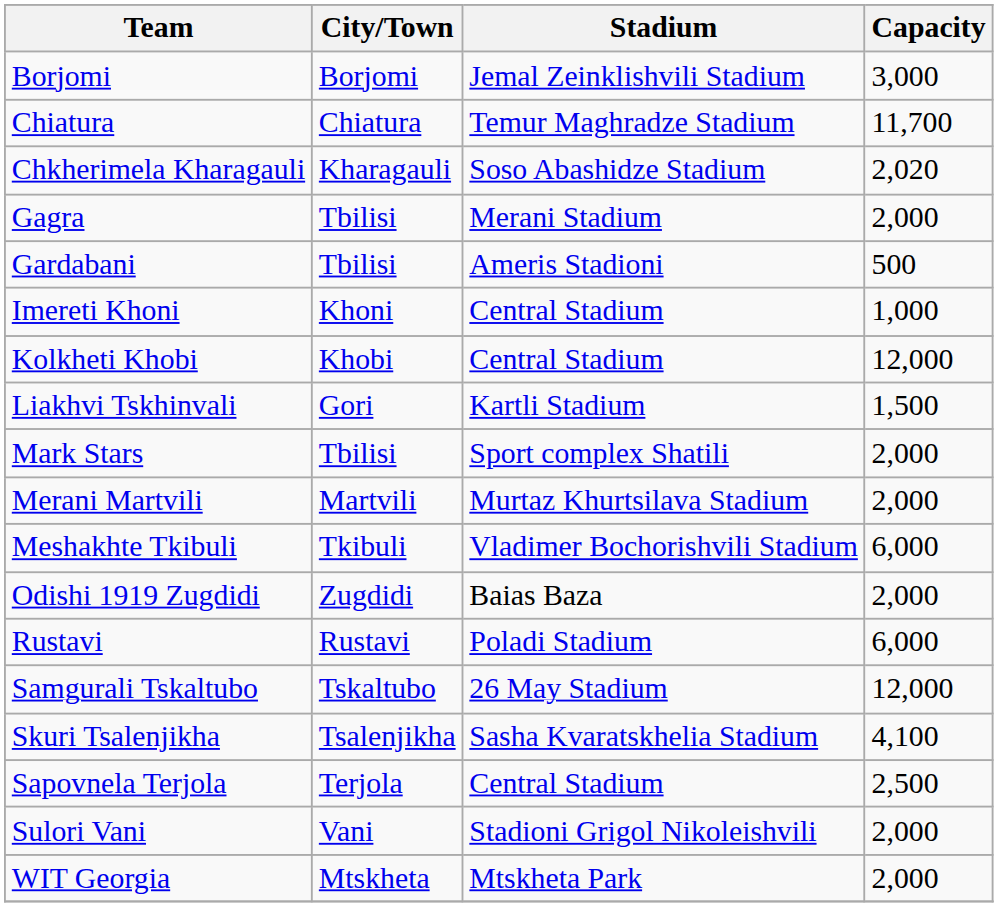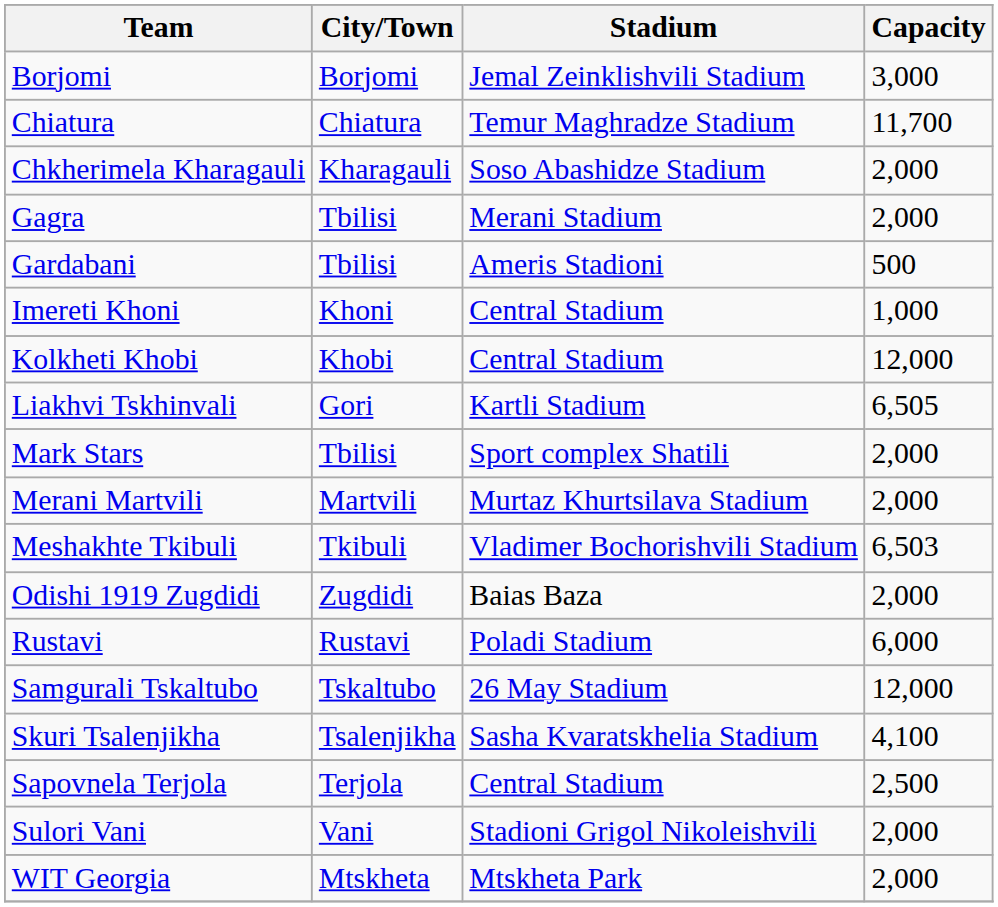(905, 169) 2,020 -> (905, 169) 2,000
(905, 405) 1,500 -> (905, 405) 6,505
(905, 547) 6,000 -> (905, 547) 6,503
